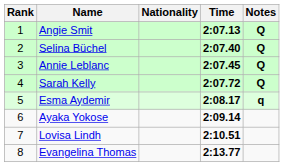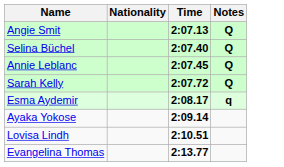- column: (20, 13)
